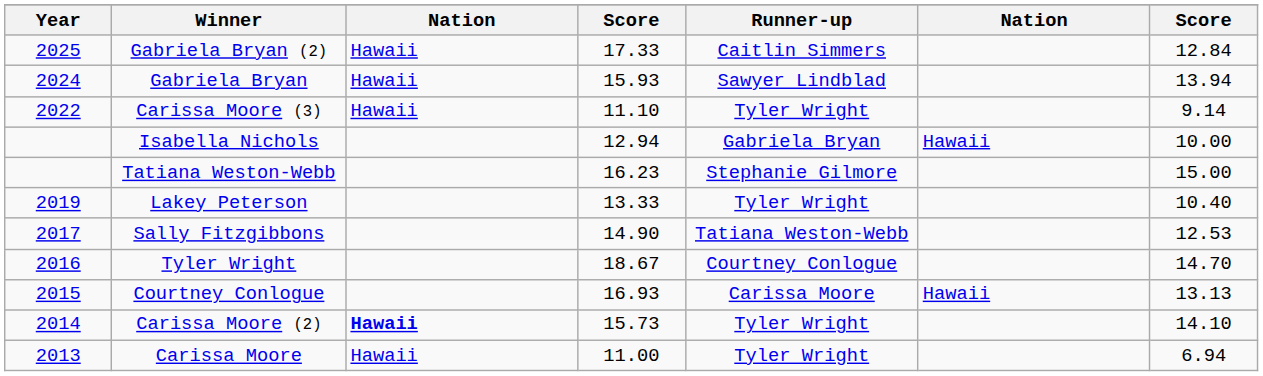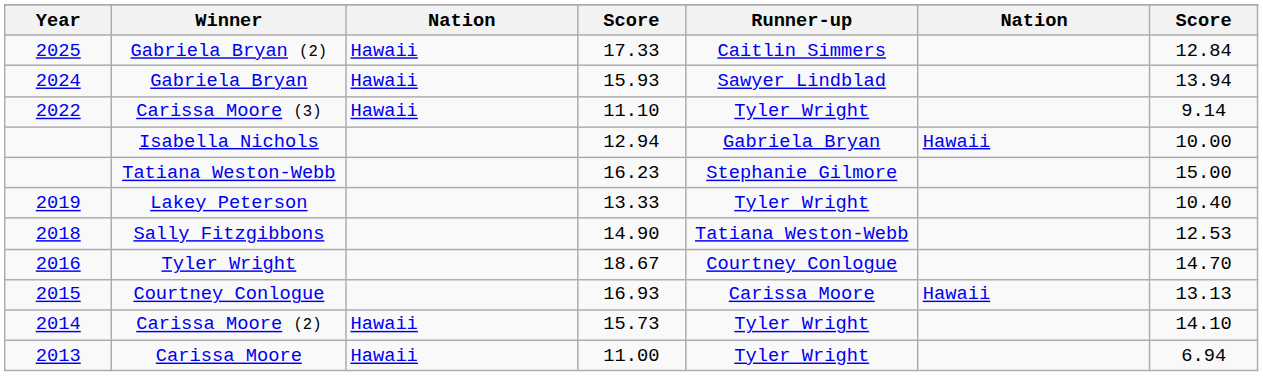(58, 234) 2017 -> (58, 234) 2018
(384, 325) bold -> (384, 325) normal
